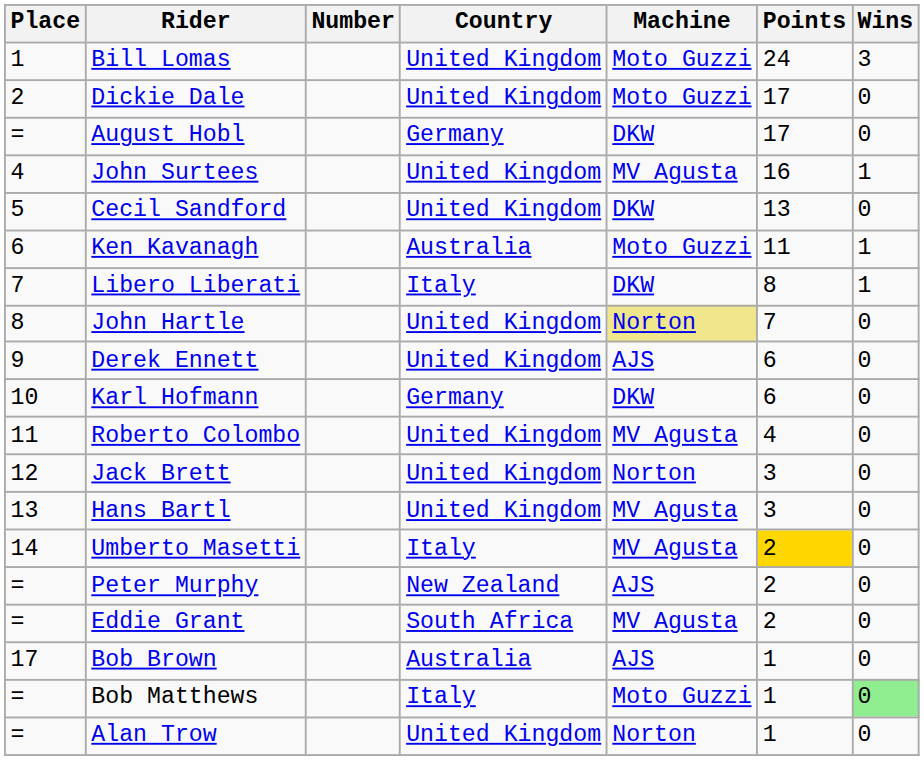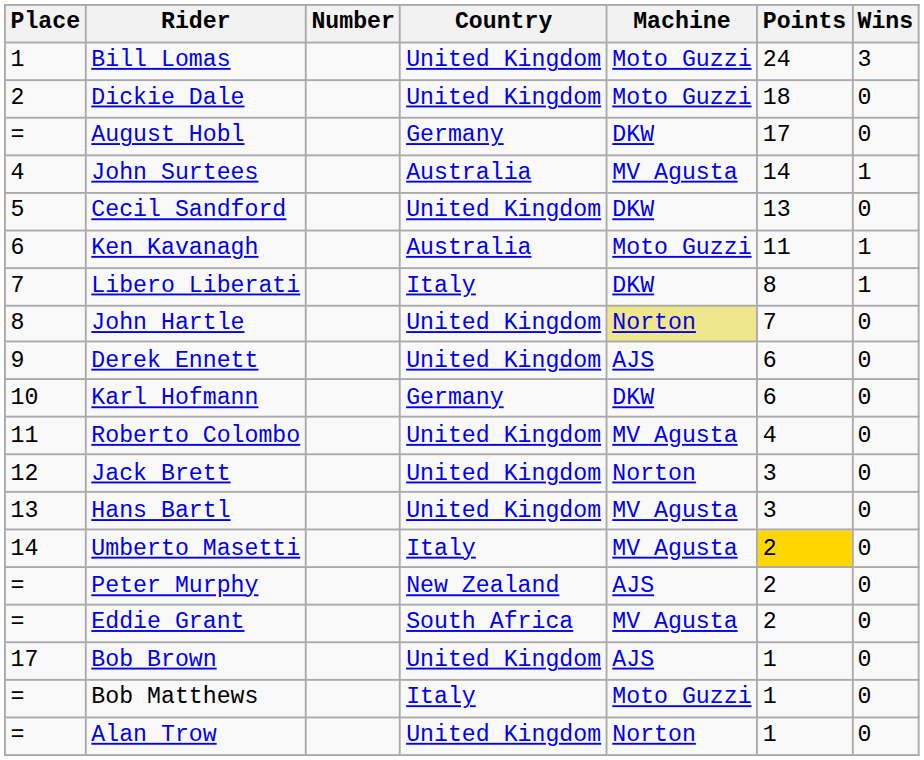(777, 99) 17 -> (777, 99) 18
(504, 174) United Kingdom -> (469, 174) Australia
(777, 174) 16 -> (777, 174) 14
(469, 661) Australia -> (504, 661) United Kingdom
(864, 699) lightgreen background -> (864, 699) no background
